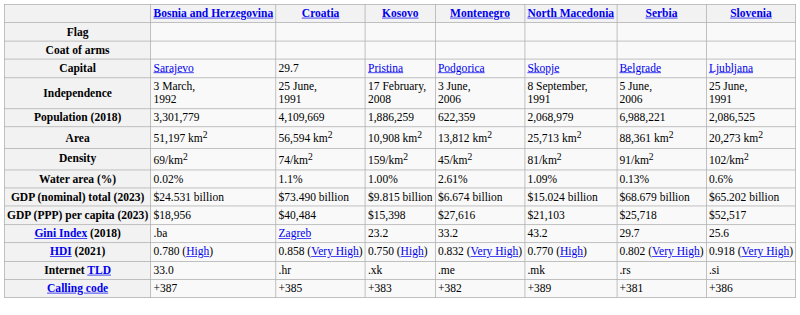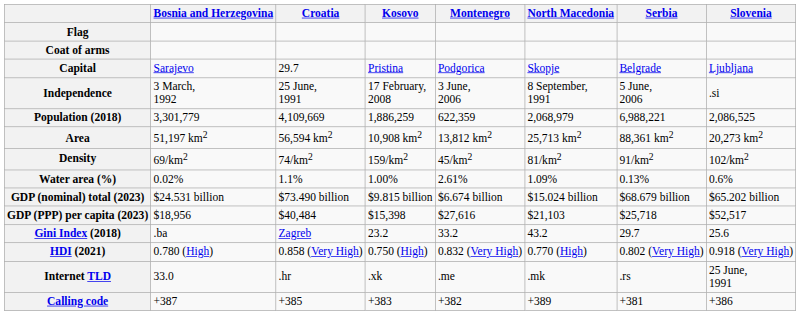(728, 93) 25 June, 1991 -> (714, 93) .si
(714, 270) .si -> (728, 276) 25 June, 1991
